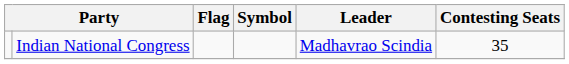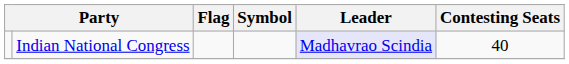(366, 44) no background -> (366, 44) lavender background
(500, 44) 35 -> (500, 44) 40
